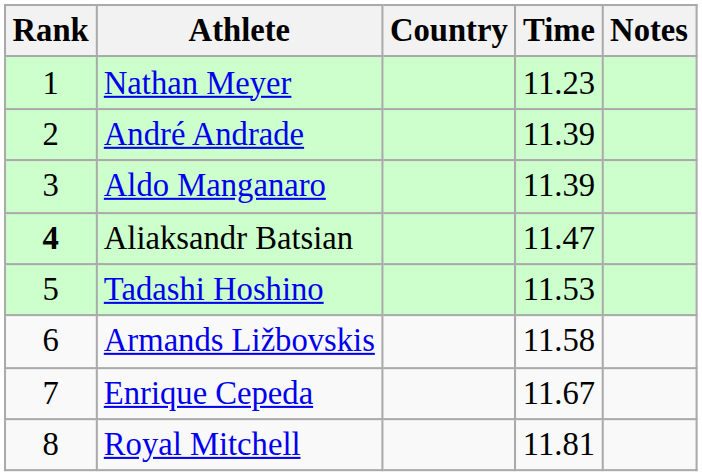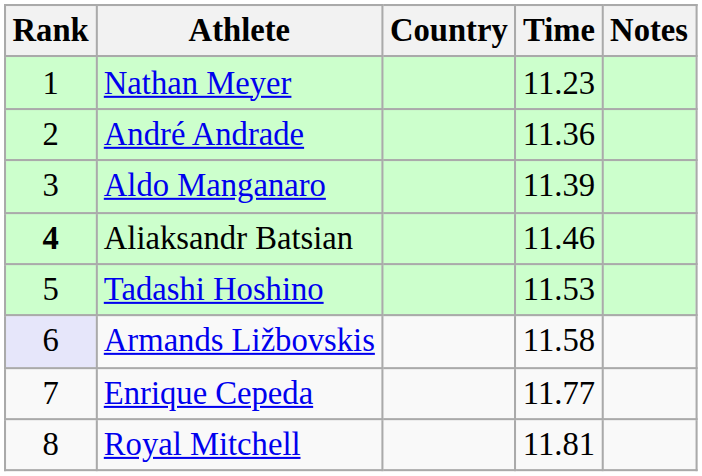(559, 133) 11.39 -> (559, 133) 11.36
(559, 237) 11.47 -> (559, 237) 11.46
(51, 340) no background -> (51, 340) lavender background
(559, 392) 11.67 -> (559, 392) 11.77
